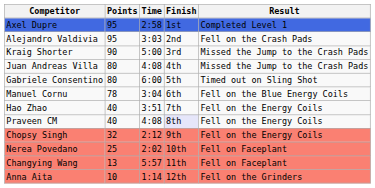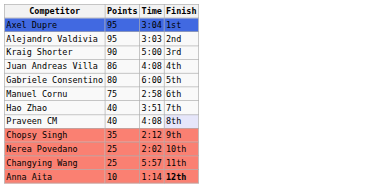- column: (284, 11)
(152, 25) 2:58 -> (152, 25) 3:04
(112, 66) 80 -> (112, 66) 86
(112, 94) 78 -> (112, 94) 75
(152, 94) 3:04 -> (152, 94) 2:58
(112, 135) 32 -> (112, 135) 35
(112, 163) 13 -> (112, 163) 25
(176, 176) normal -> (176, 176) bold
